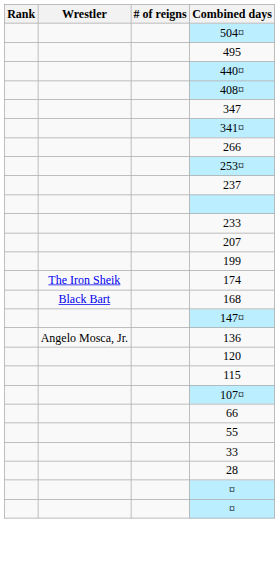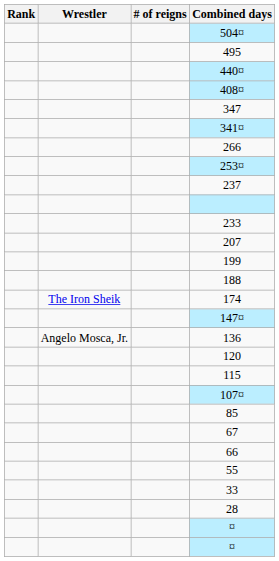+ row: (84, 280)
- row: (84, 299)
+ row: (84, 414)
+ row: (84, 433)
